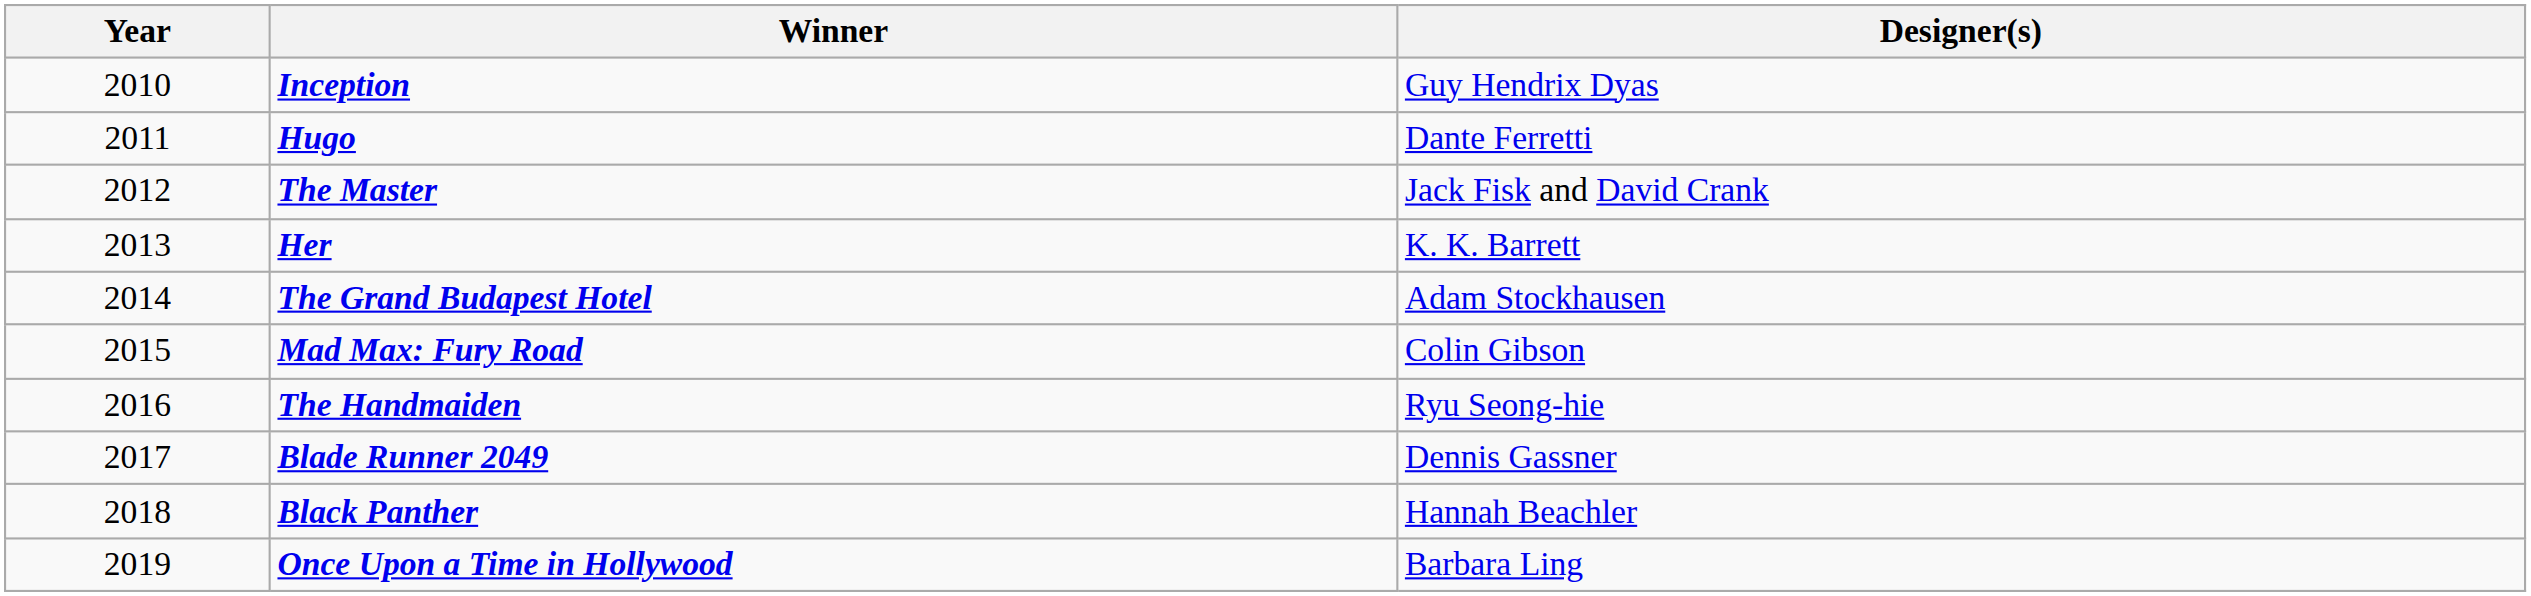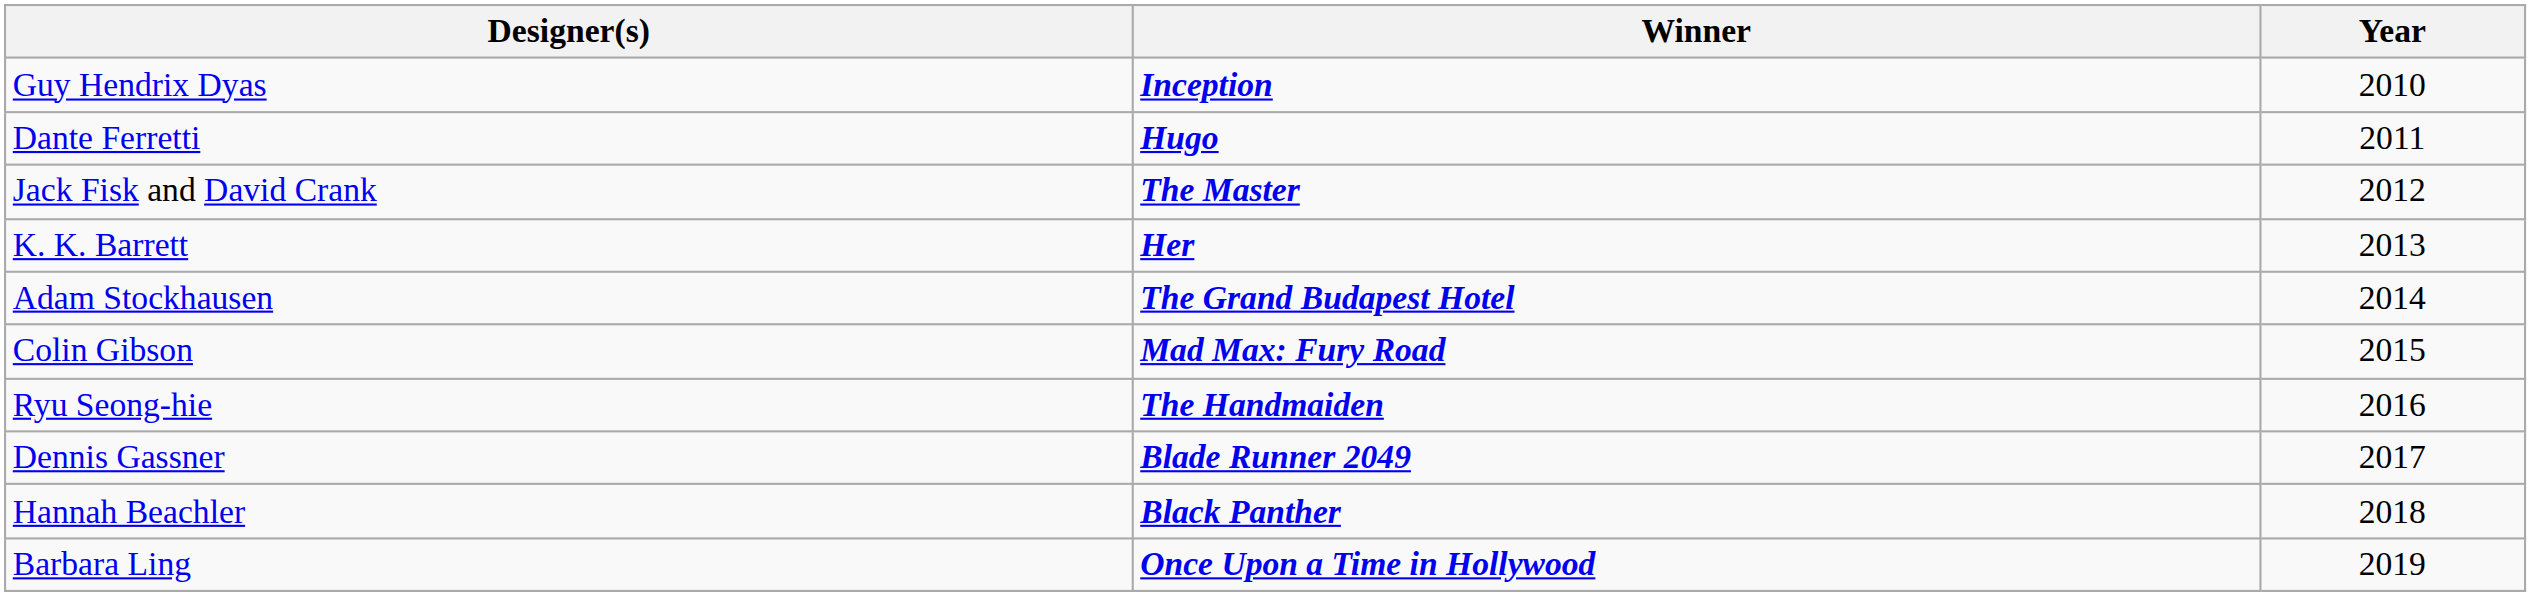columns swapped: (137, 31) <-> (1961, 31)
